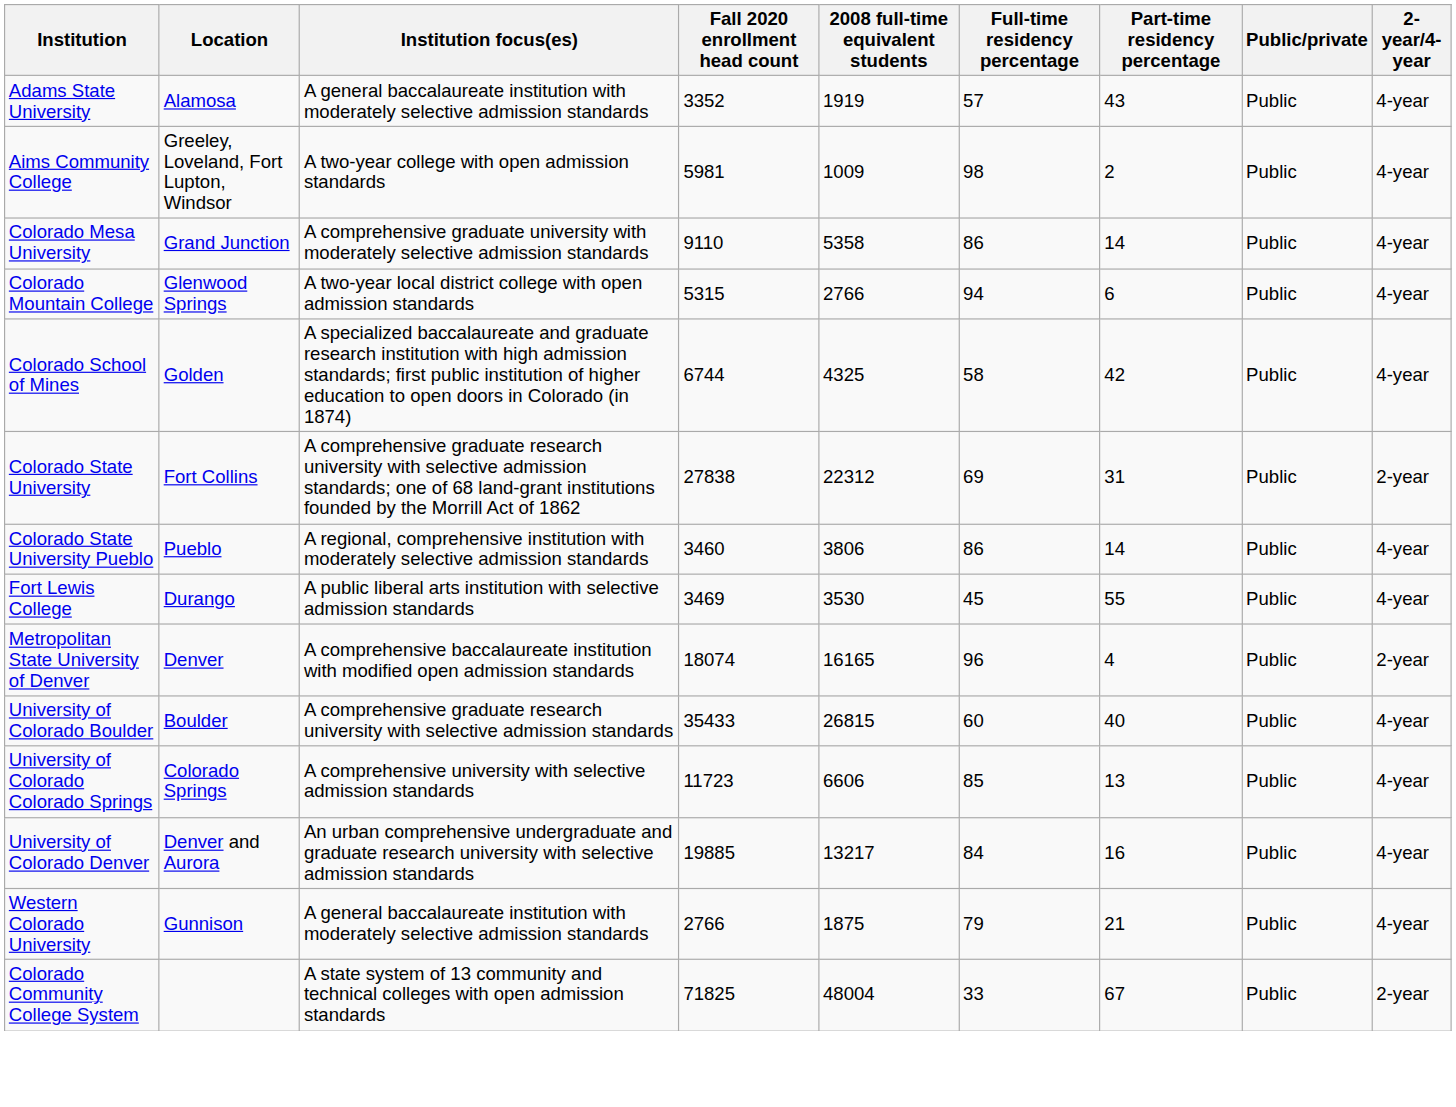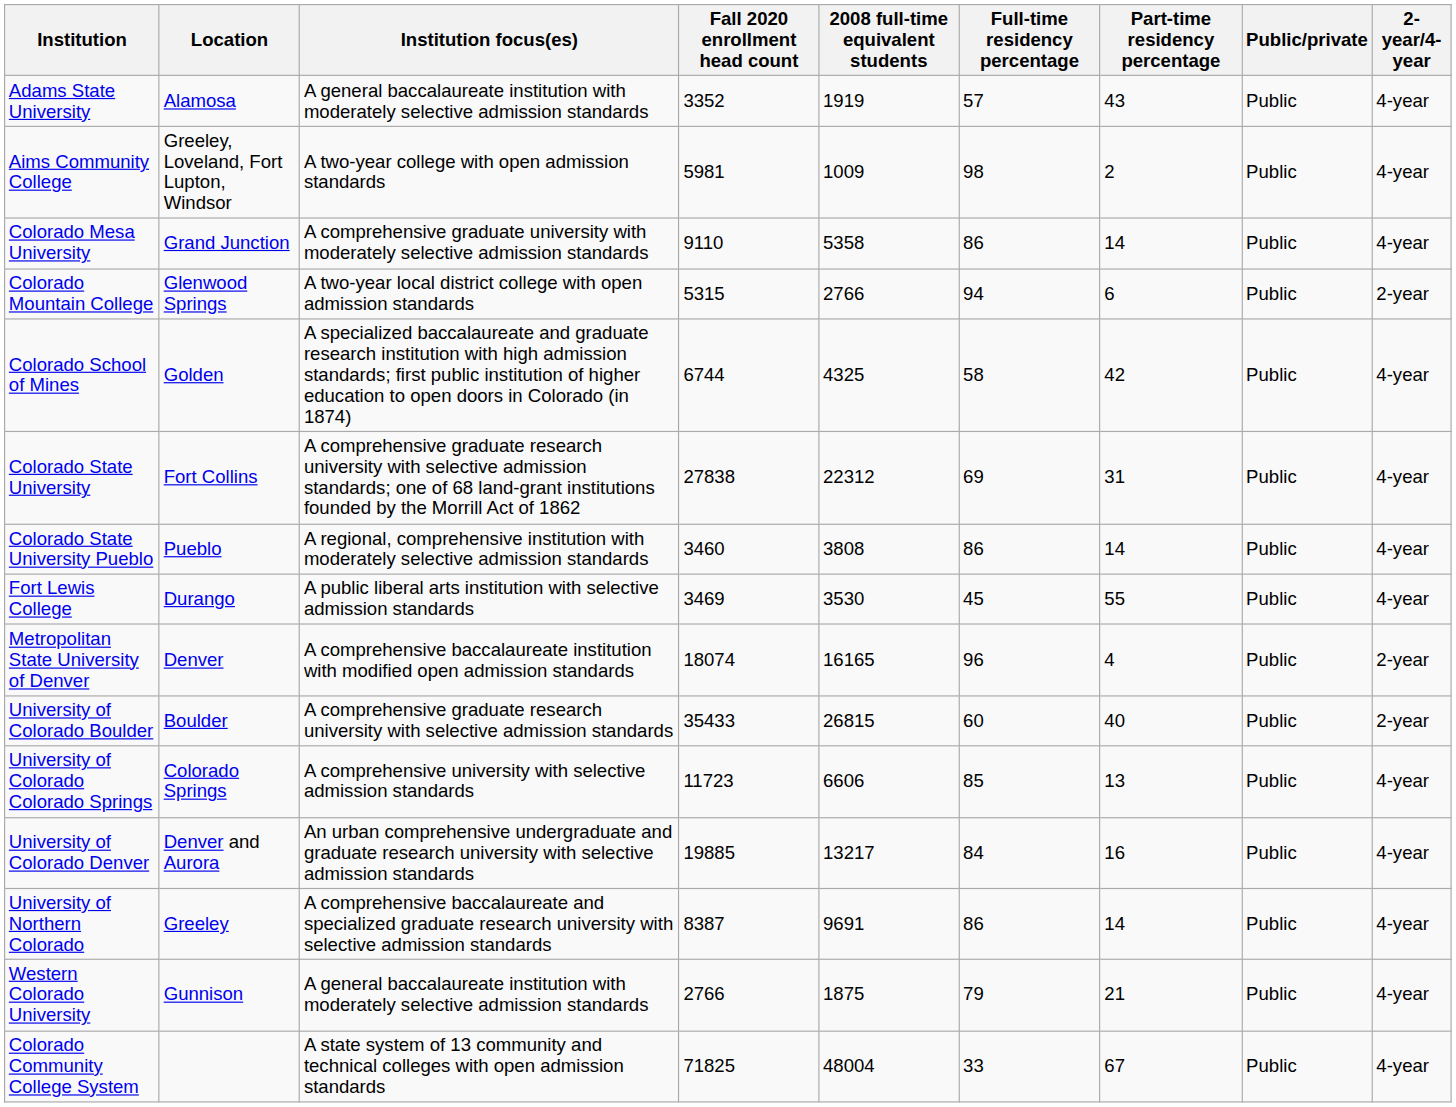(1403, 293) 4-year -> (1403, 293) 2-year
(1403, 477) 2-year -> (1403, 477) 4-year
(844, 548) 3806 -> (844, 548) 3808
(1403, 720) 4-year -> (1403, 720) 2-year
+ row: (60, 923)
(1403, 995) 2-year -> (1403, 1066) 4-year
